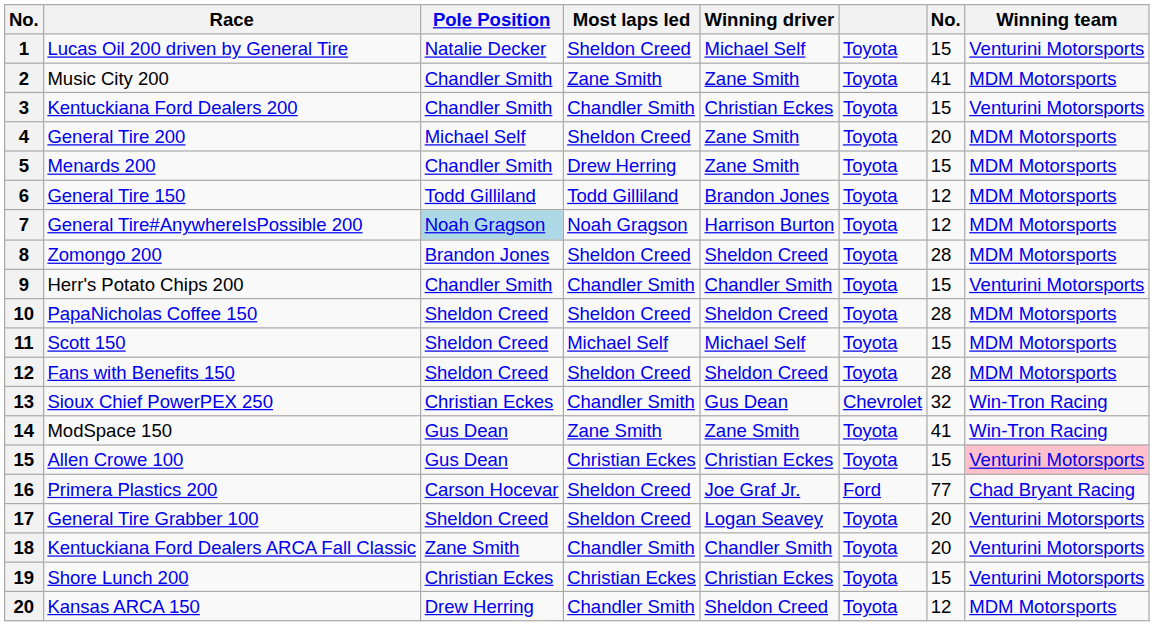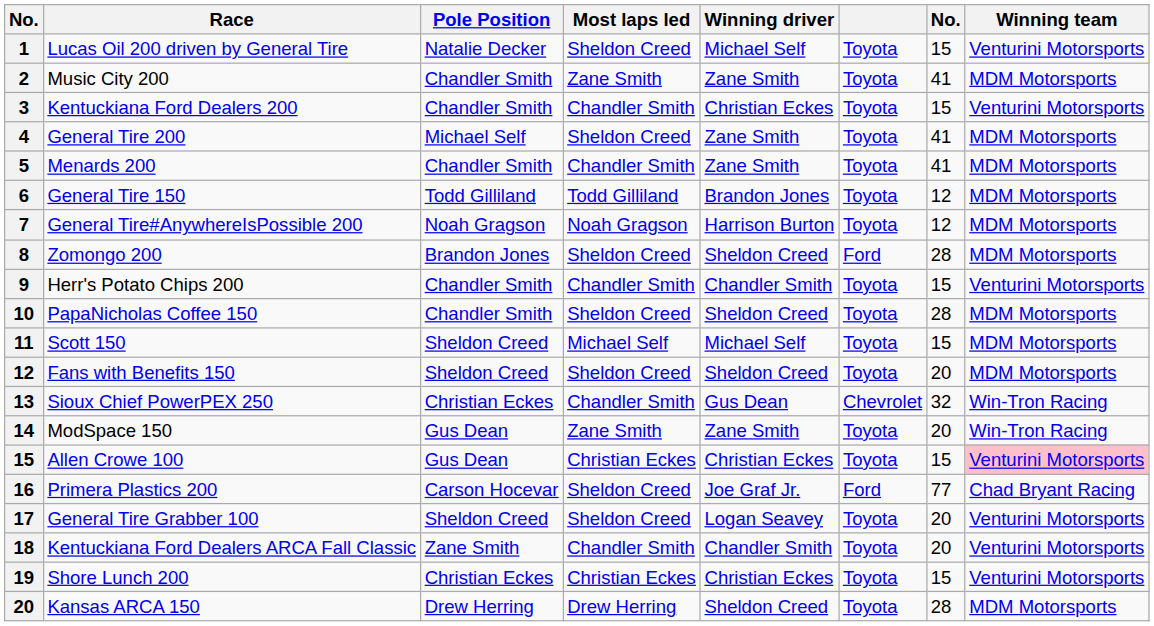(941, 137) 20 -> (941, 137) 41
(622, 166) Drew Herring -> (631, 166) Chandler Smith
(941, 166) 15 -> (941, 166) 41
(485, 225) lightblue background -> (485, 225) no background
(870, 254) Toyota -> (862, 254) Ford
(486, 313) Sheldon Creed -> (489, 313) Chandler Smith
(941, 372) 28 -> (941, 372) 20
(941, 430) 41 -> (941, 430) 20
(631, 607) Chandler Smith -> (622, 607) Drew Herring
(941, 607) 12 -> (941, 607) 28
